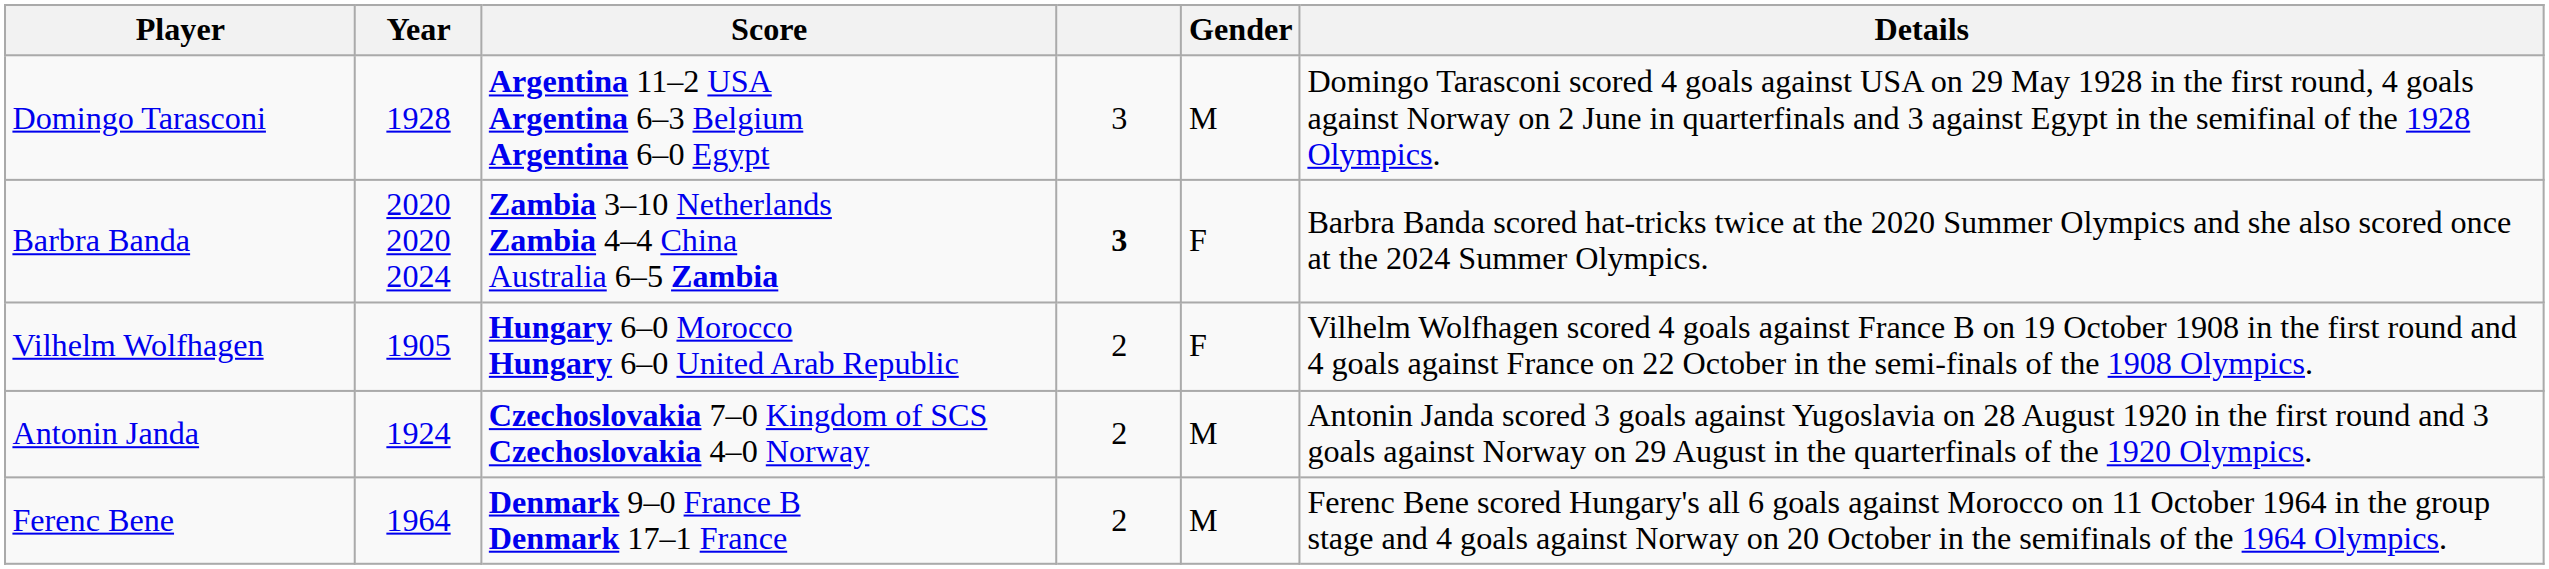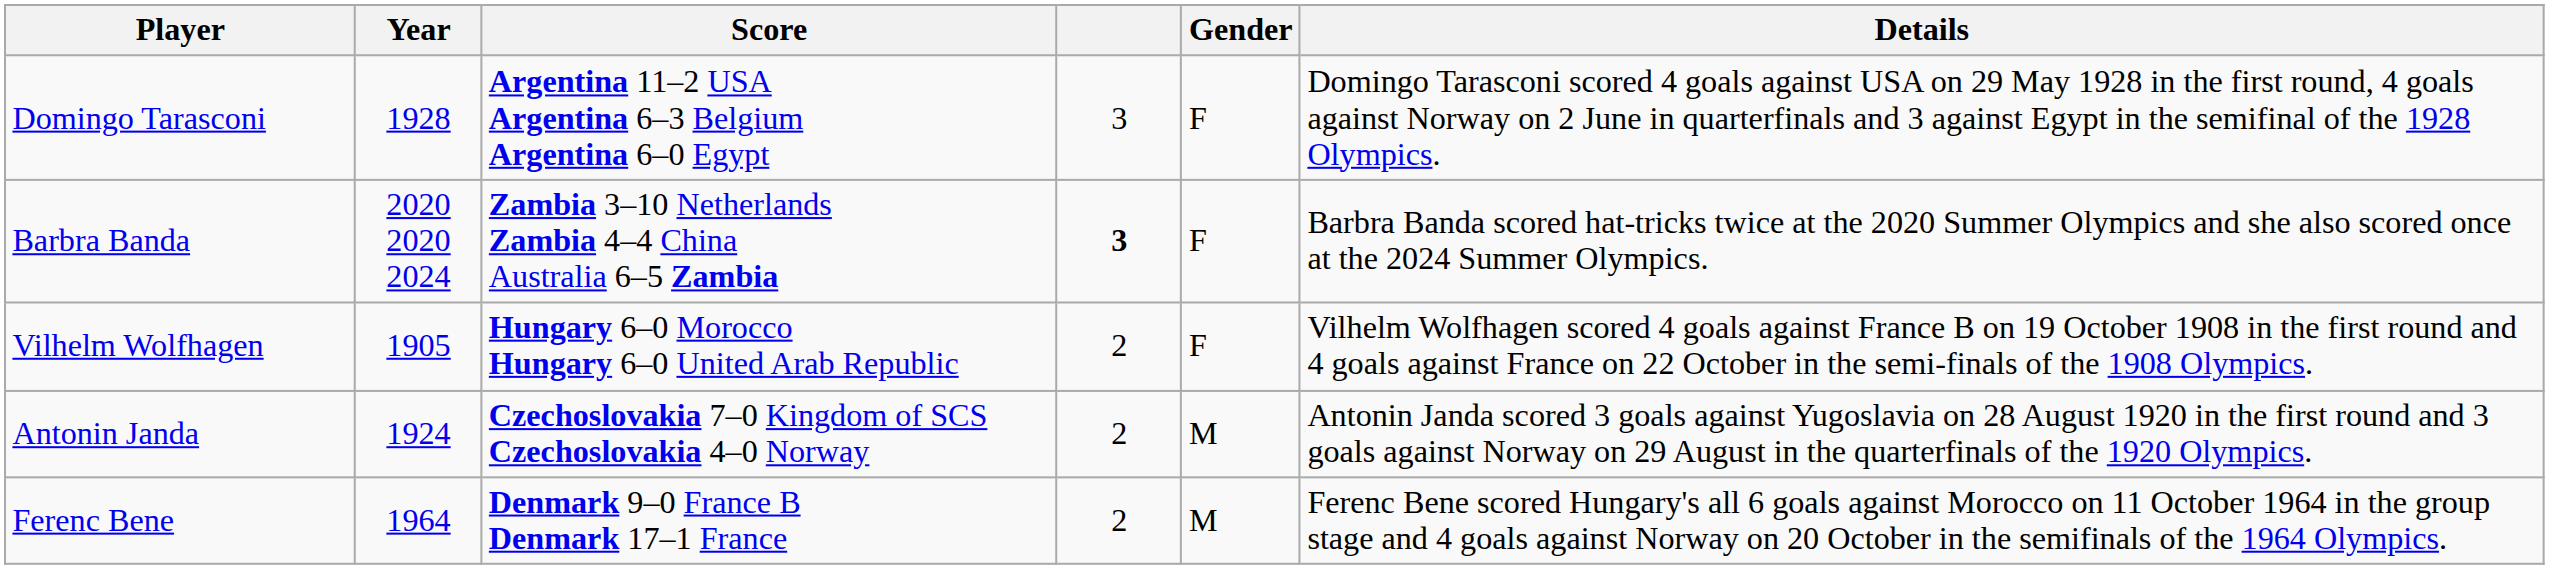(1203, 117) M -> (1198, 117) F
